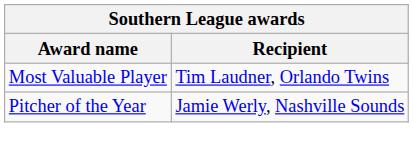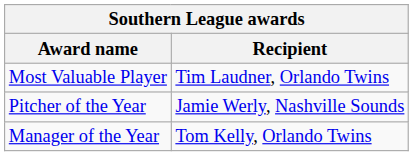+ row: (84, 135)
